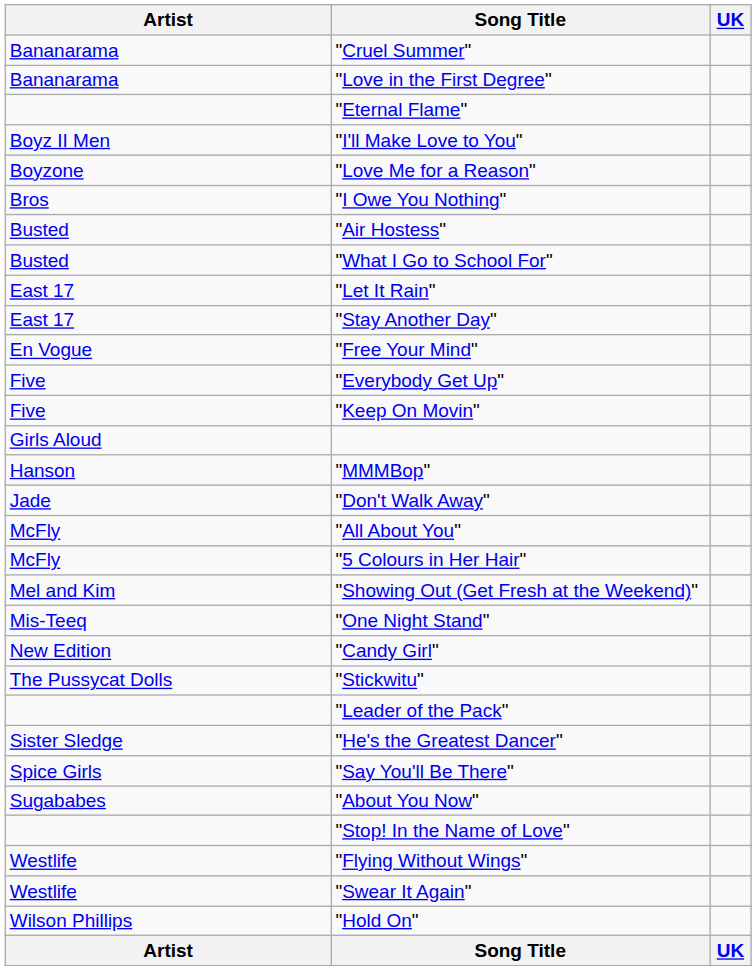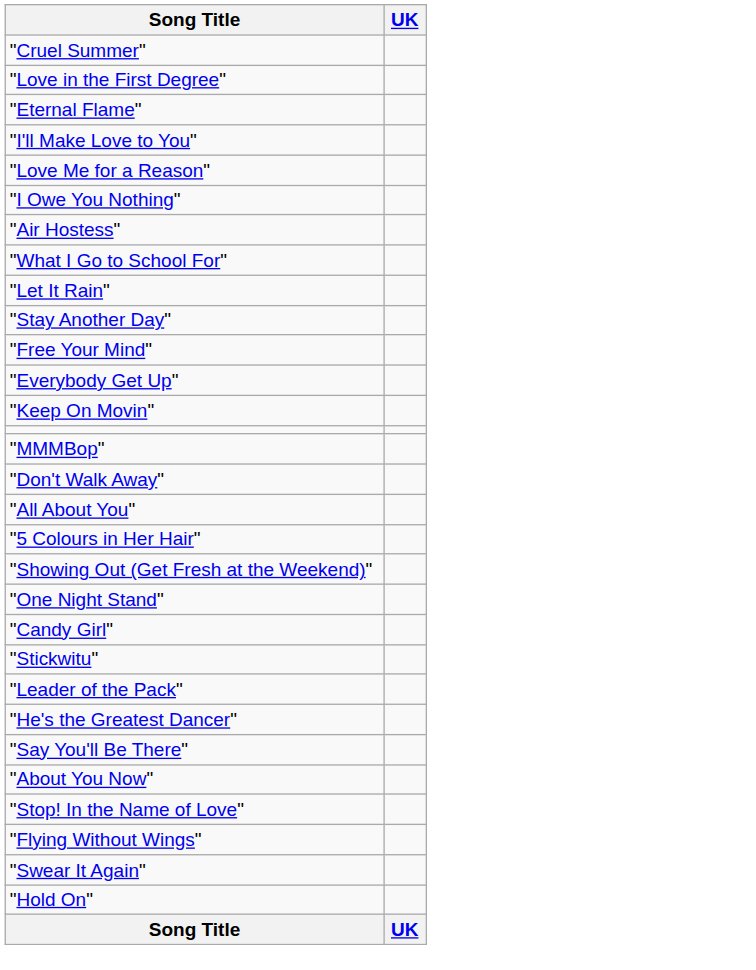- column: (168, 20)
